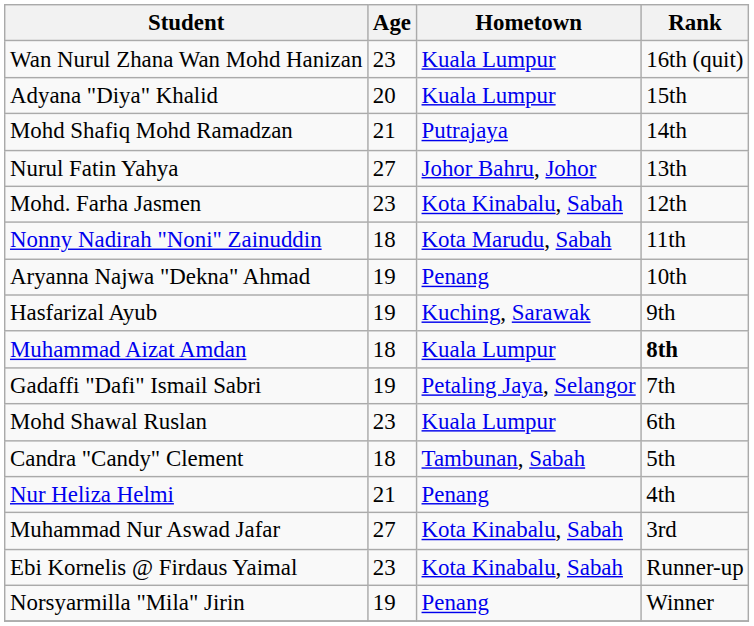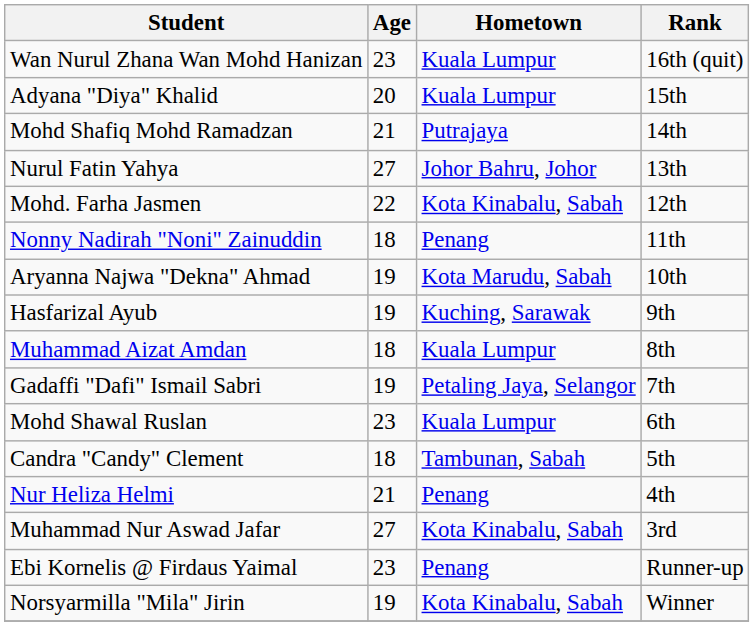(384, 204) 23 -> (384, 204) 22
(517, 240) Kota Marudu, Sabah -> (455, 240) Penang
(455, 276) Penang -> (517, 276) Kota Marudu, Sabah
(662, 349) bold -> (661, 349) normal
(522, 566) Kota Kinabalu, Sabah -> (455, 566) Penang
(455, 603) Penang -> (522, 603) Kota Kinabalu, Sabah
